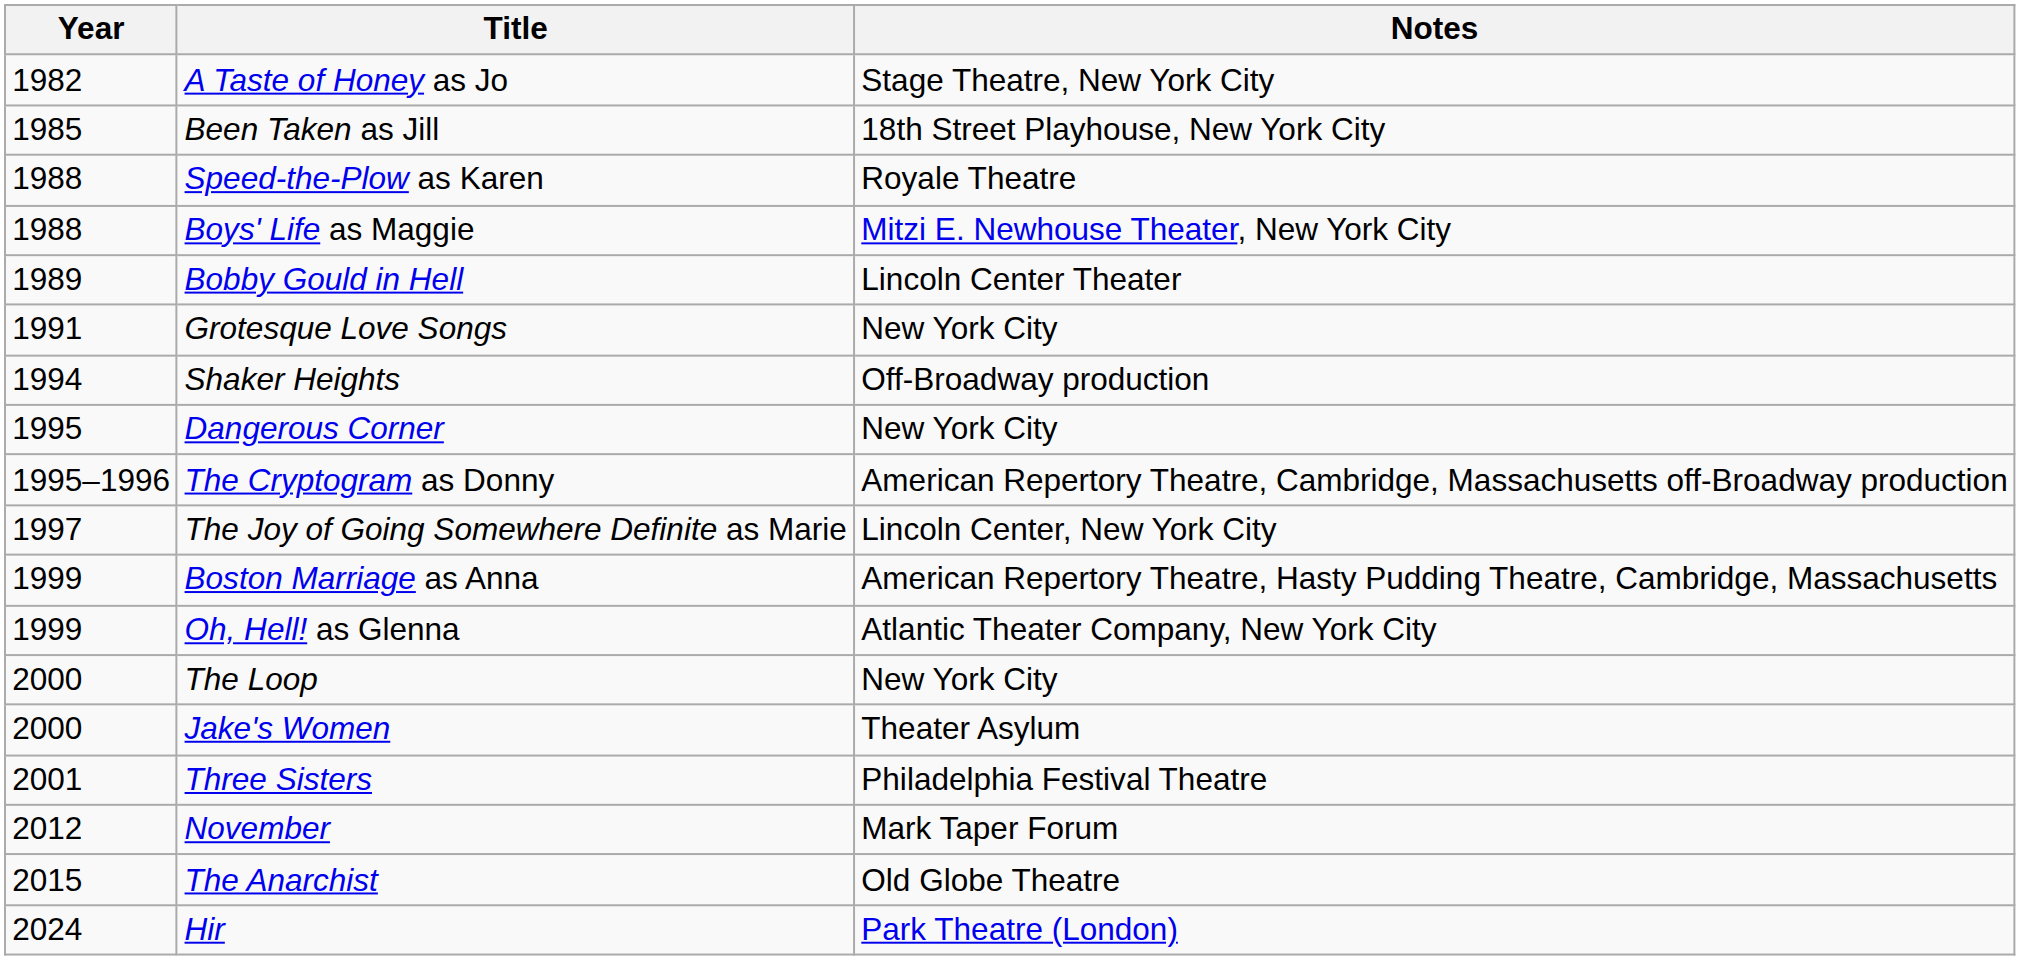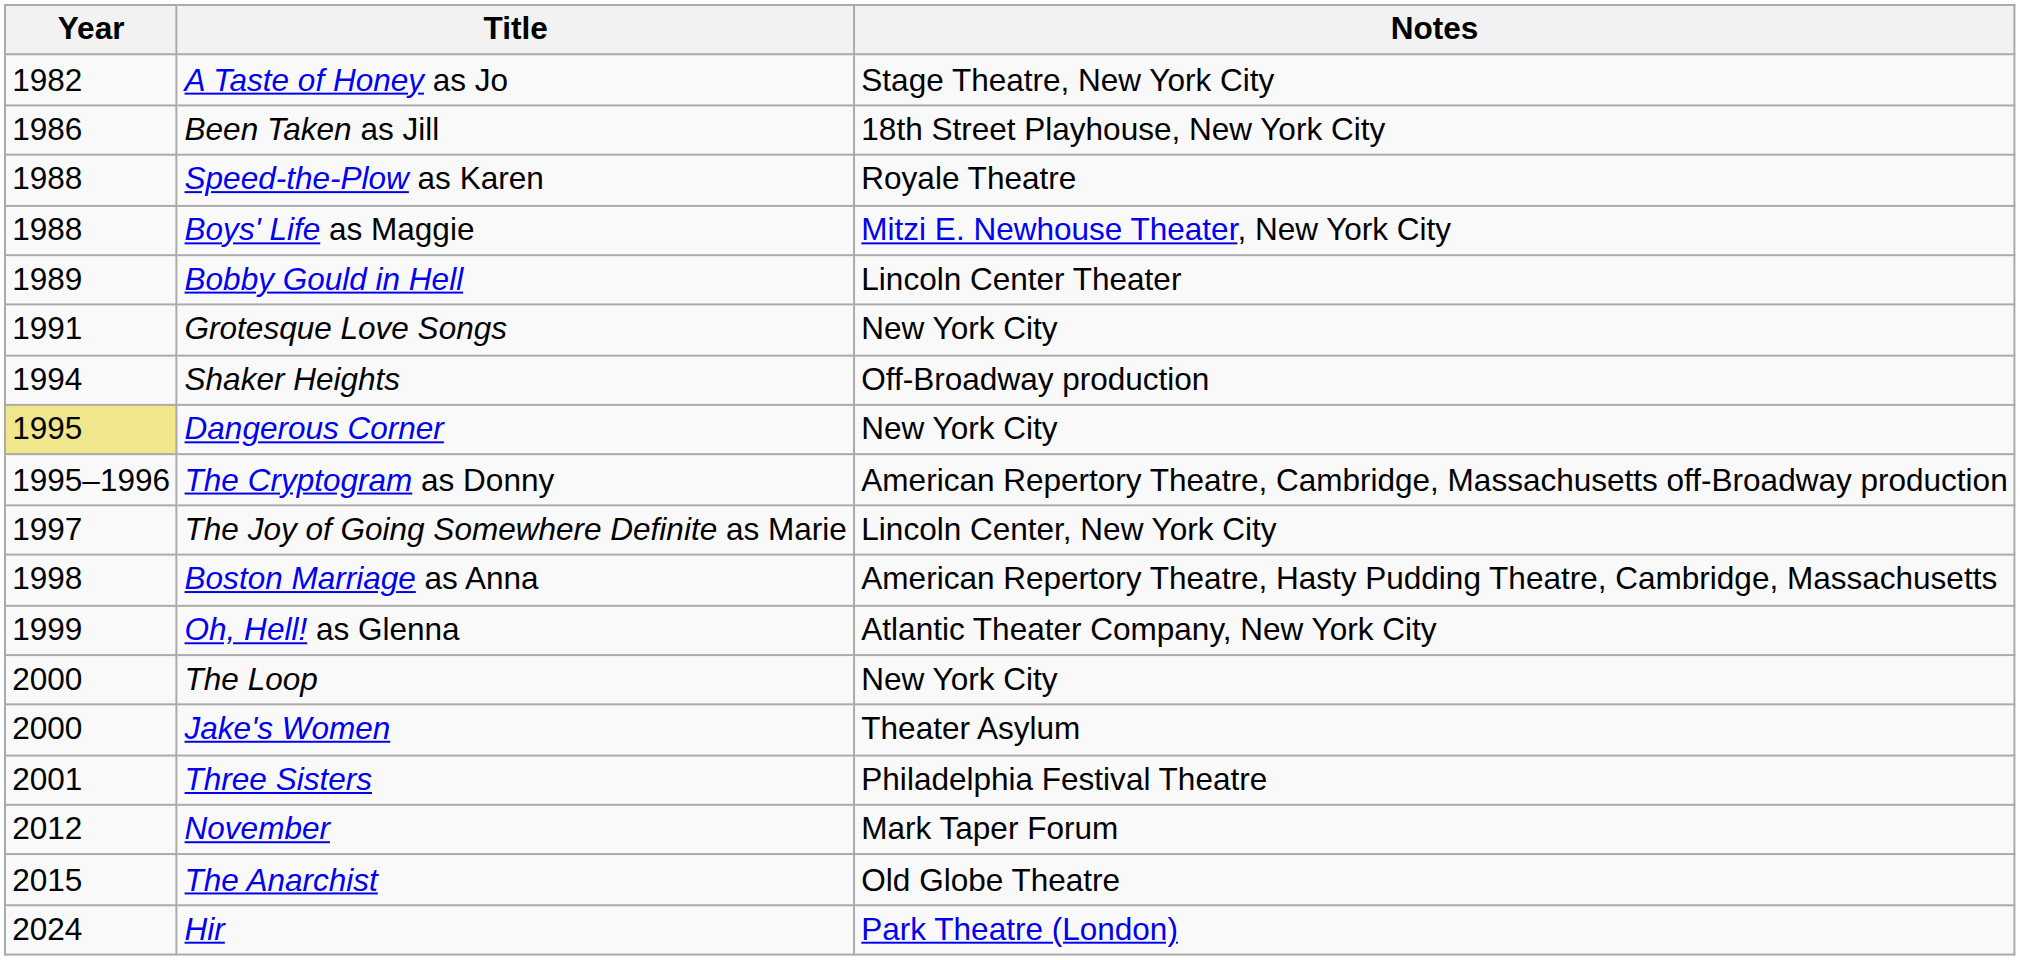(47, 129) 1985 -> (47, 129) 1986
(47, 429) no background -> (47, 429) khaki background
(47, 579) 1999 -> (47, 579) 1998
